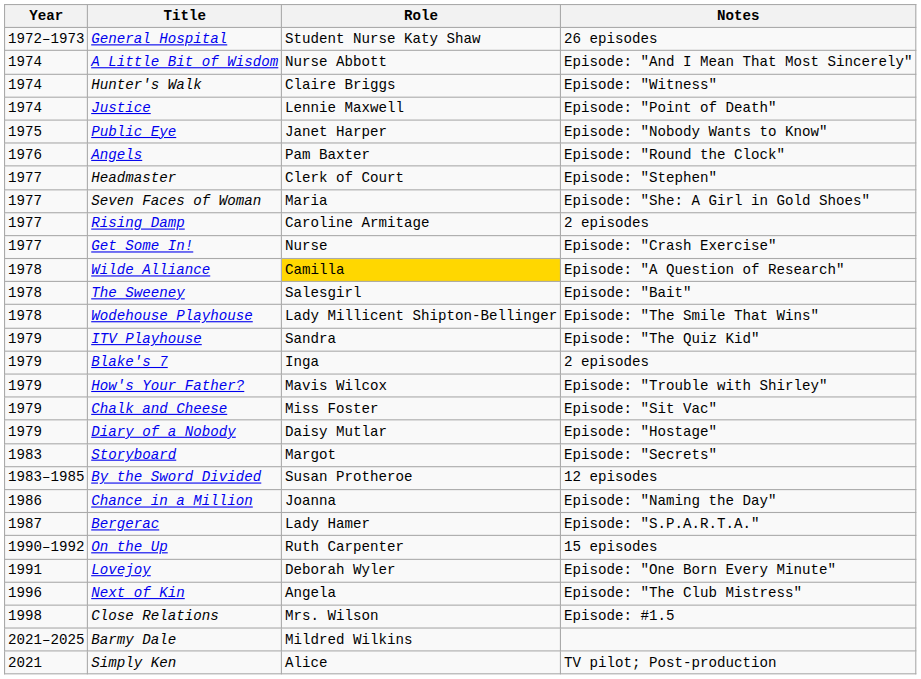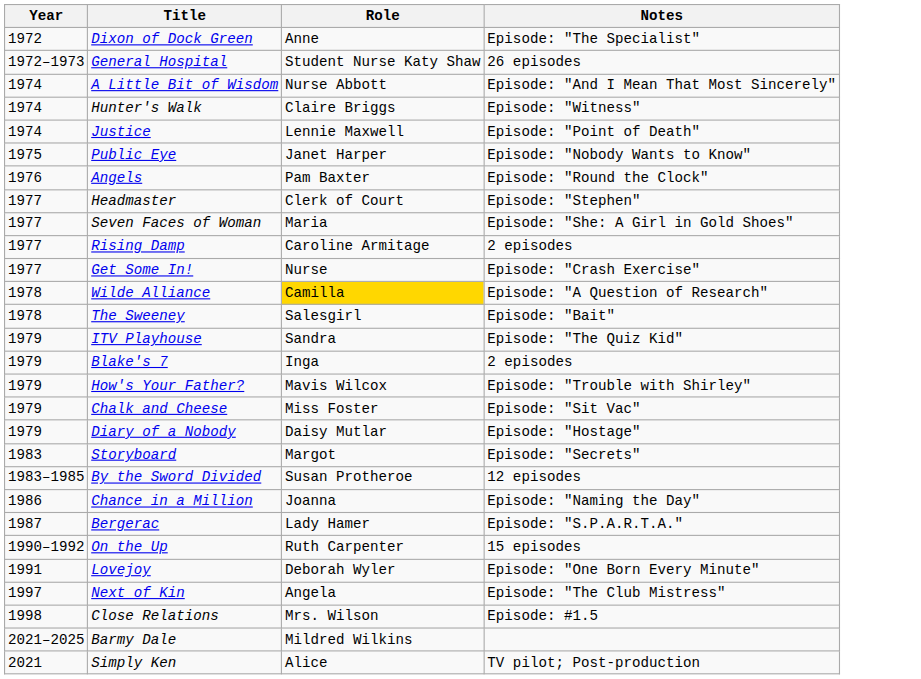+ row: (172, 39)
- row: (172, 316)
(25, 593) 1996 -> (25, 593) 1997
